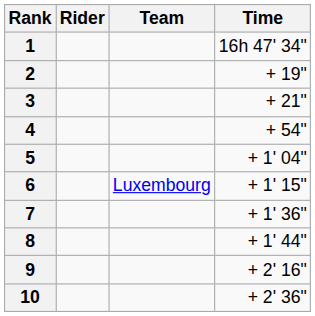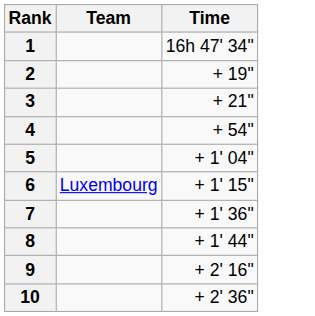- column: (82, 18)
